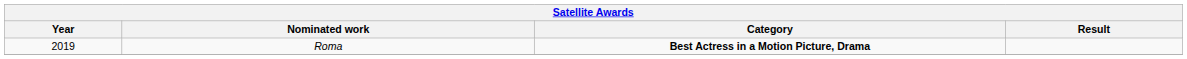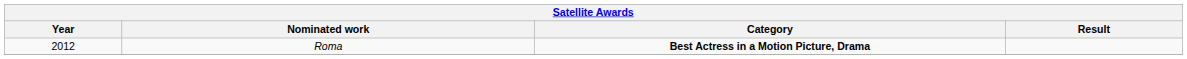(63, 46) 2019 -> (63, 46) 2012
